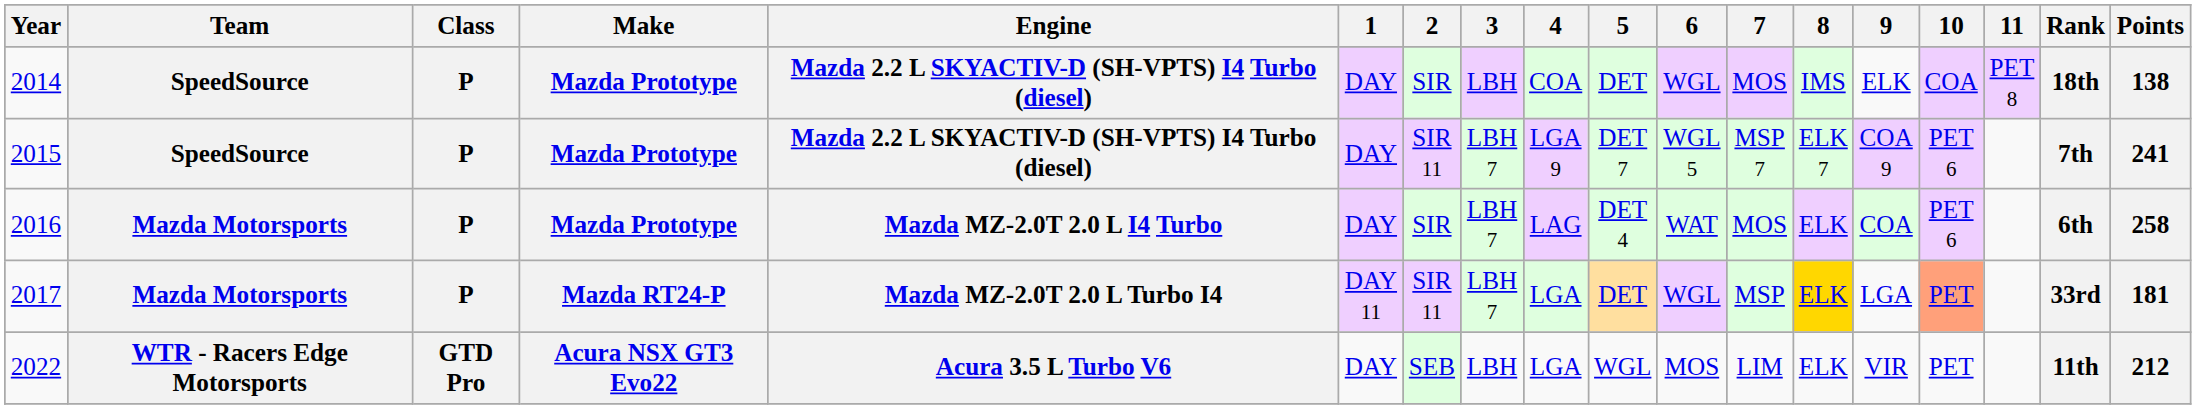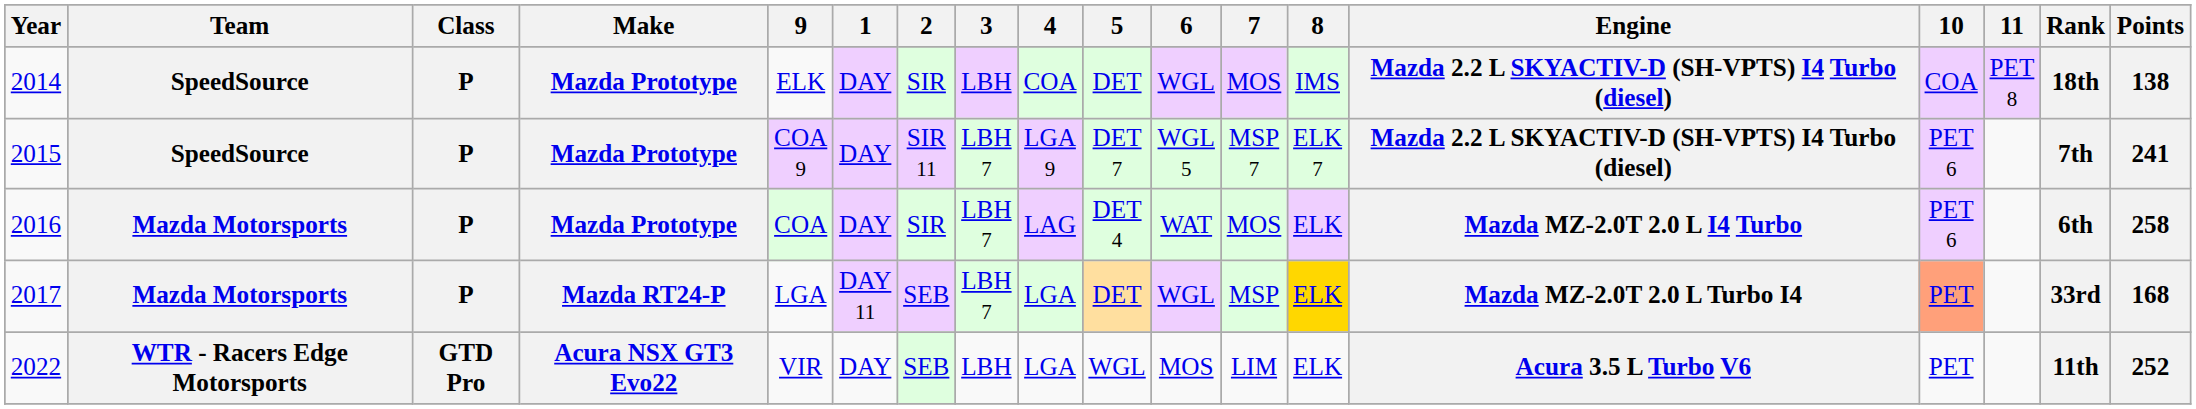columns swapped: (1054, 25) <-> (1886, 25)
(1432, 296) SIR 11 -> (926, 296) SEB
(2150, 296) 181 -> (2150, 296) 168
(2150, 367) 212 -> (2150, 367) 252
